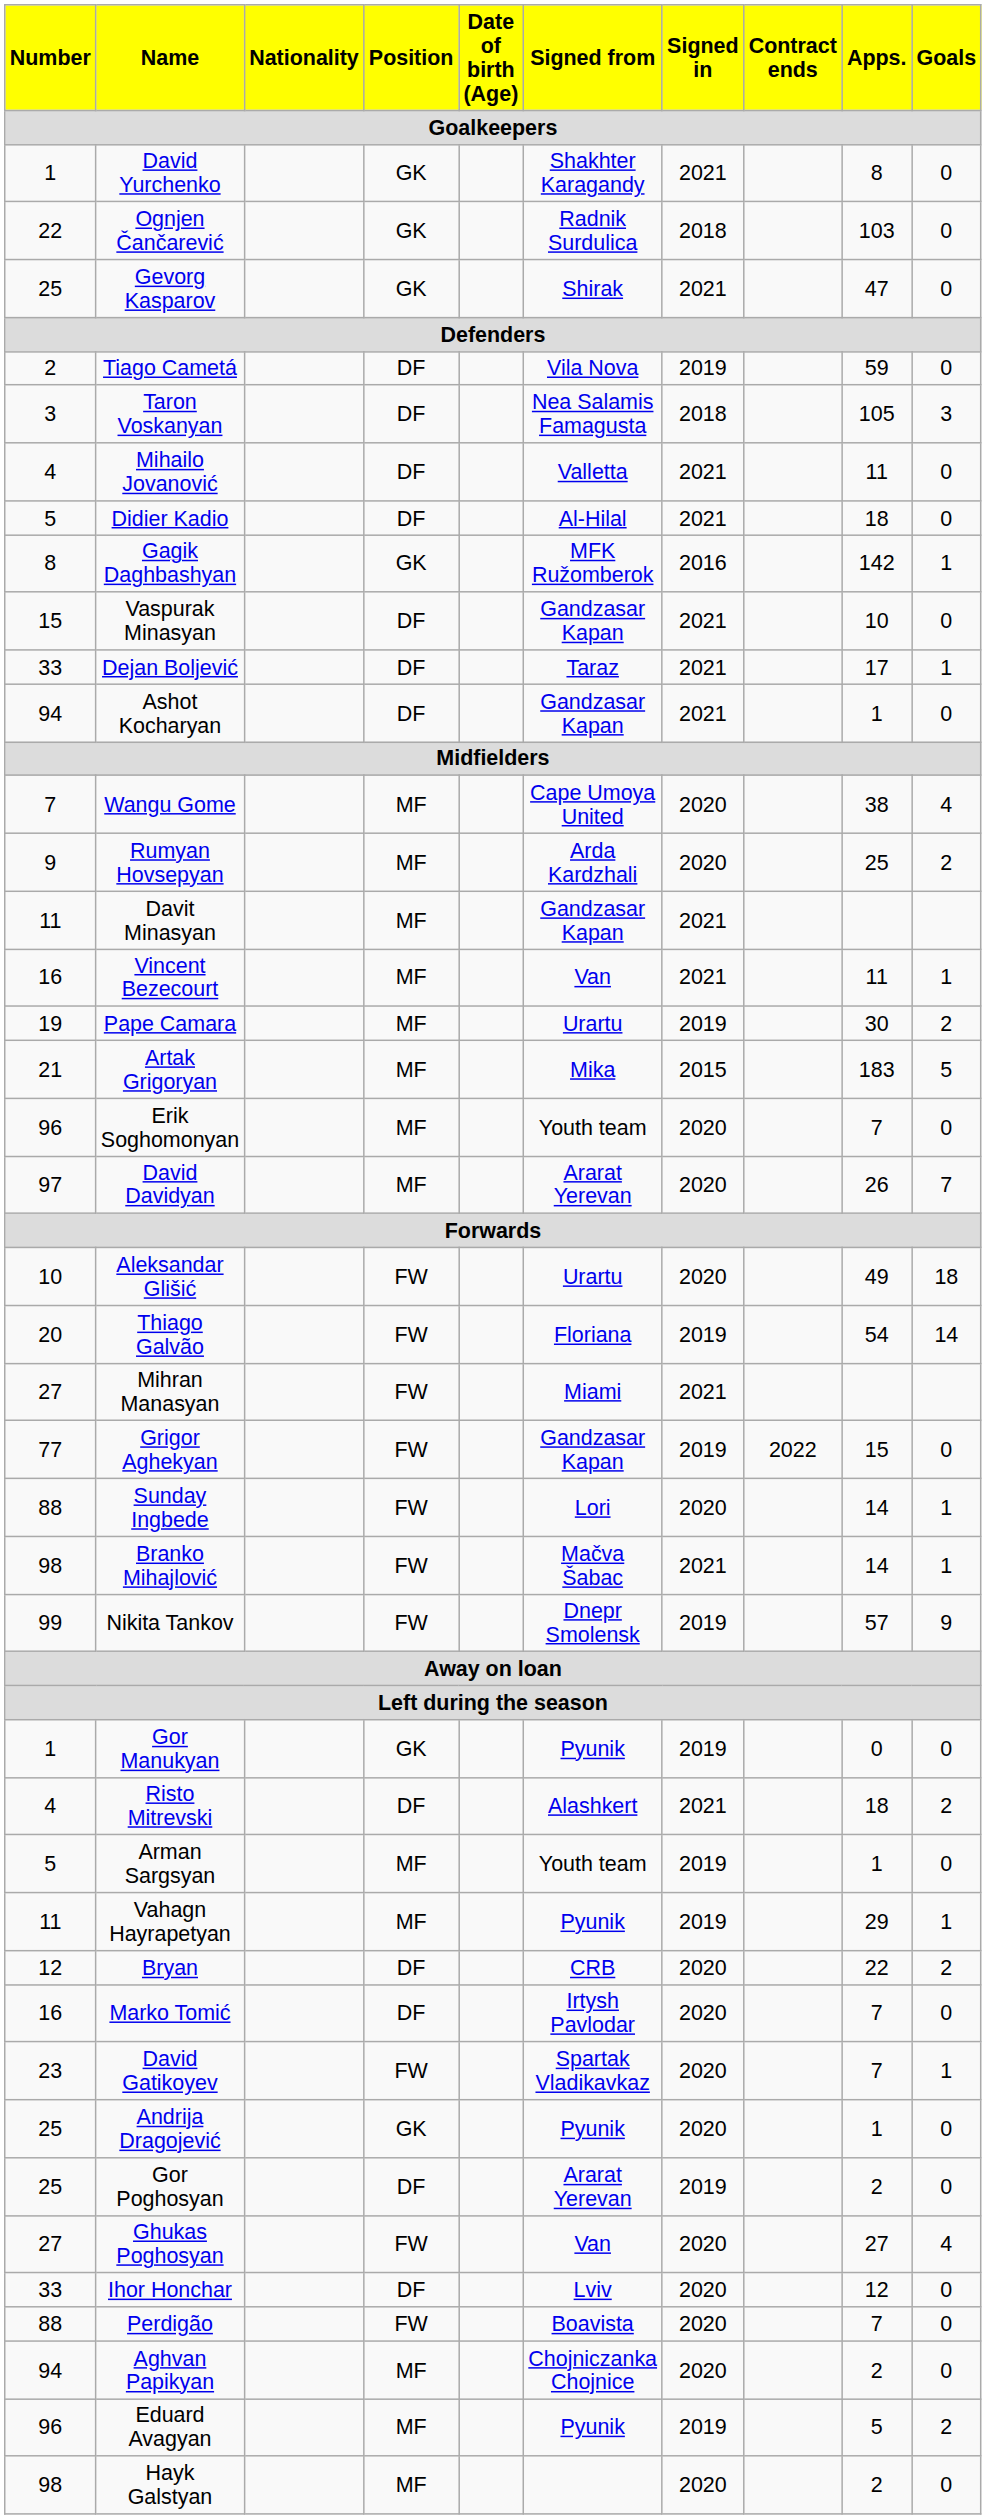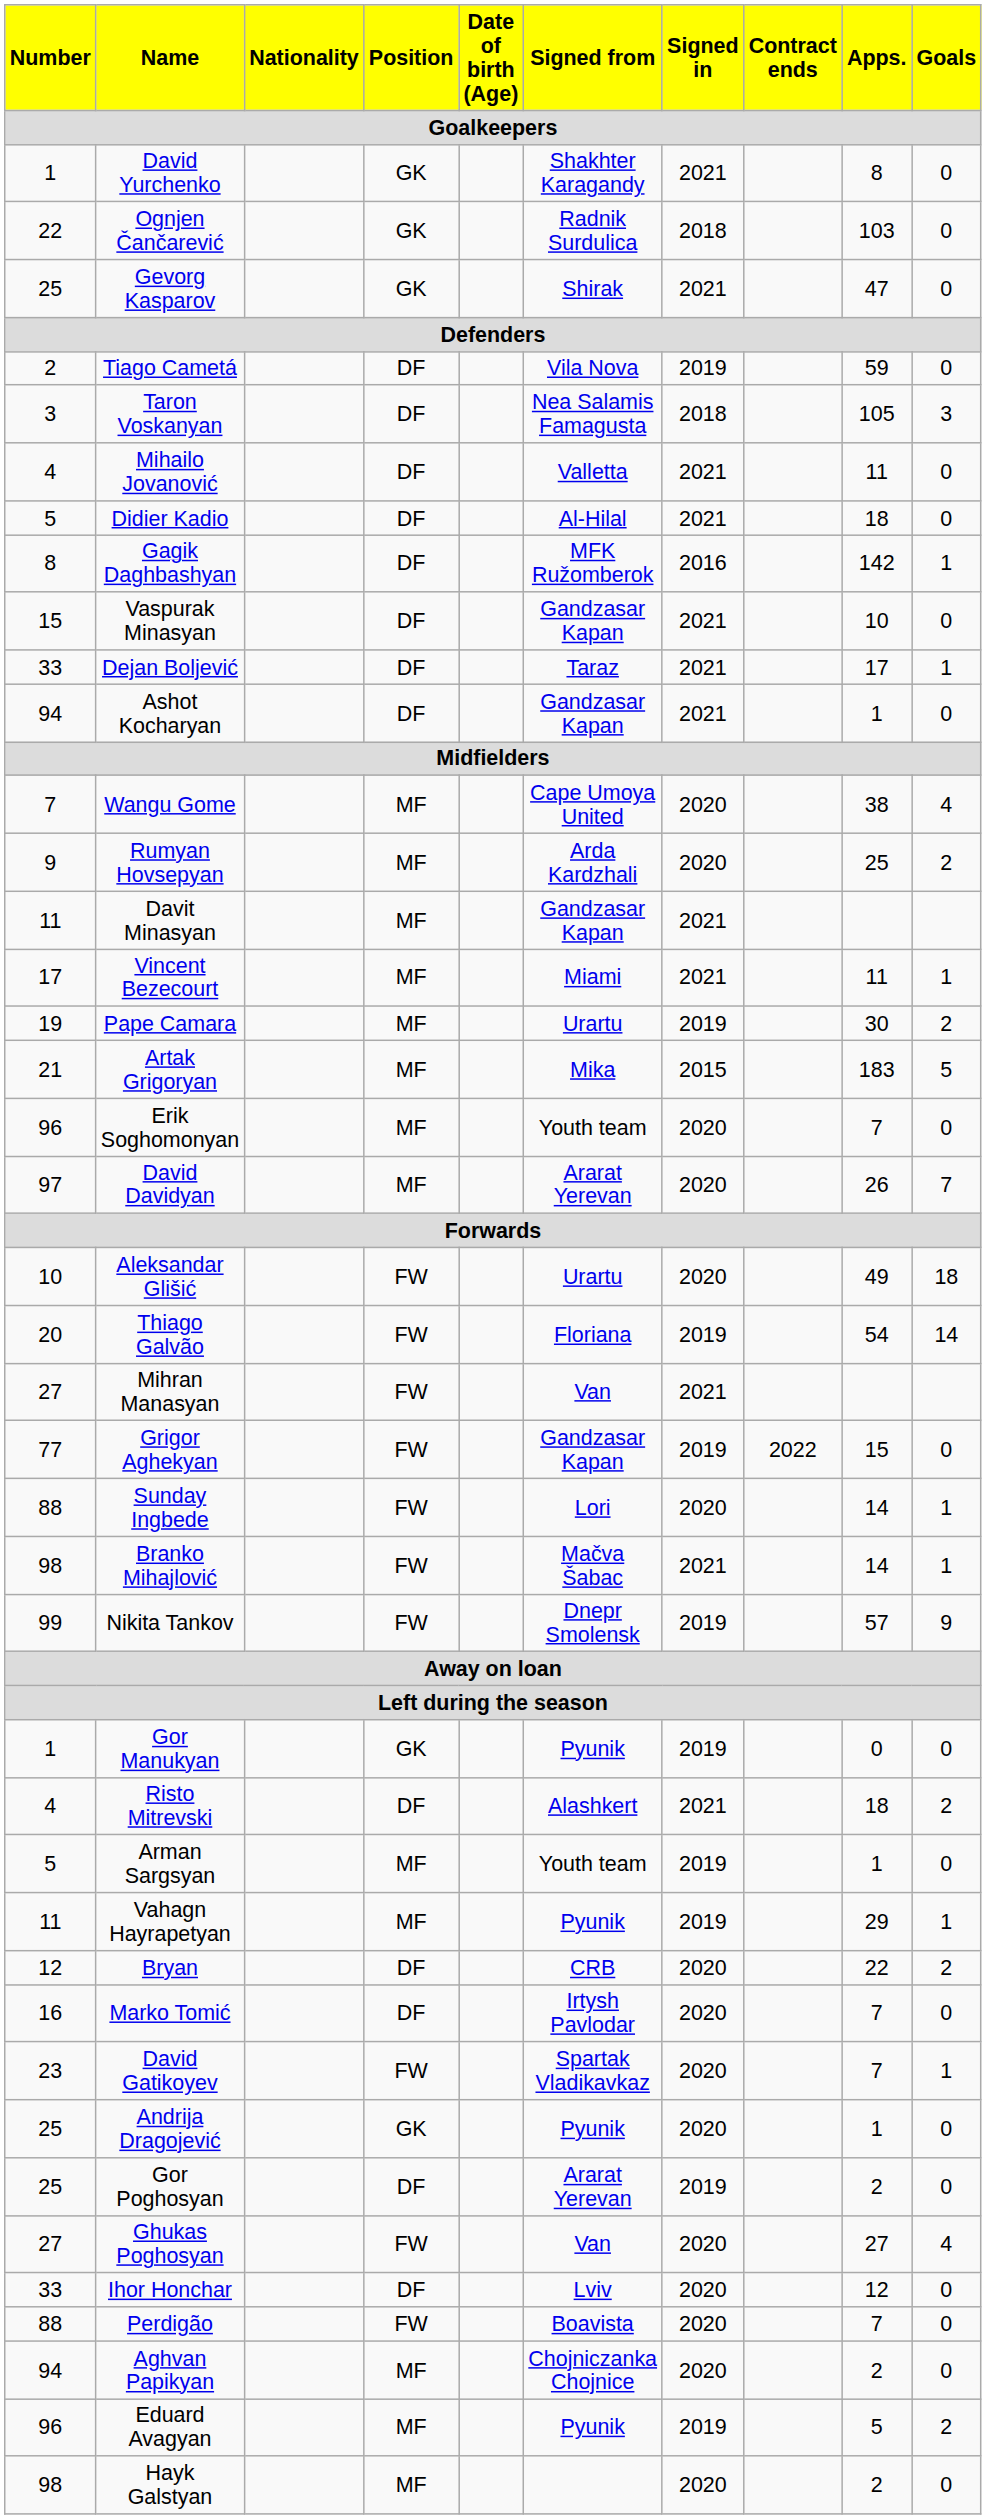(411, 564) GK -> (411, 564) DF
(50, 978) 16 -> (50, 978) 17
(593, 978) Van -> (593, 978) Miami
(593, 1392) Miami -> (593, 1392) Van
